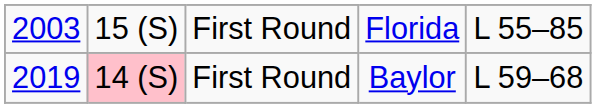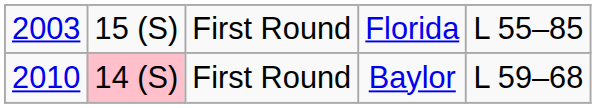(46, 77) 2019 -> (46, 77) 2010
